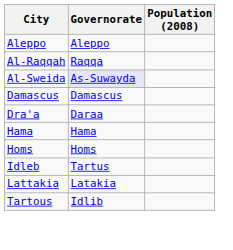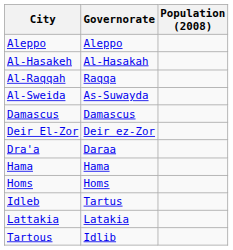+ row: (39, 61)
(103, 78) lavender background -> (116, 96) no background
+ row: (43, 131)
